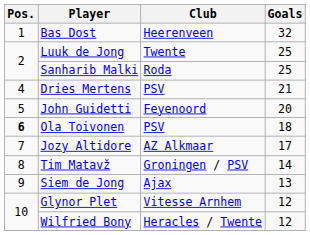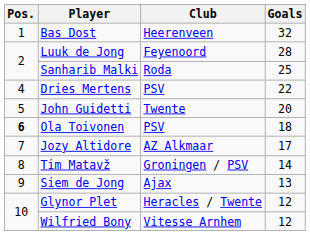(165, 52) Twente -> (175, 52) Feyenoord
(285, 52) 25 -> (285, 52) 28
(285, 89) 21 -> (285, 89) 22
(175, 108) Feyenoord -> (165, 108) Twente
(192, 202) Vitesse Arnhem -> (203, 202) Heracles / Twente
(203, 221) Heracles / Twente -> (192, 221) Vitesse Arnhem
